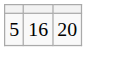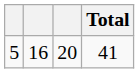+ column: (108, 20)
